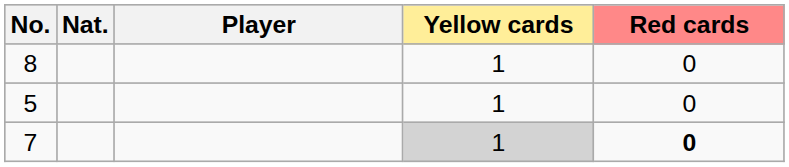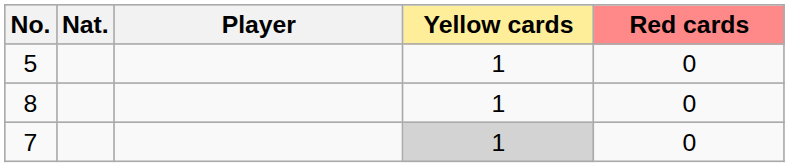rows swapped: (31, 64) <-> (31, 103)
(689, 142) bold -> (689, 142) normal
